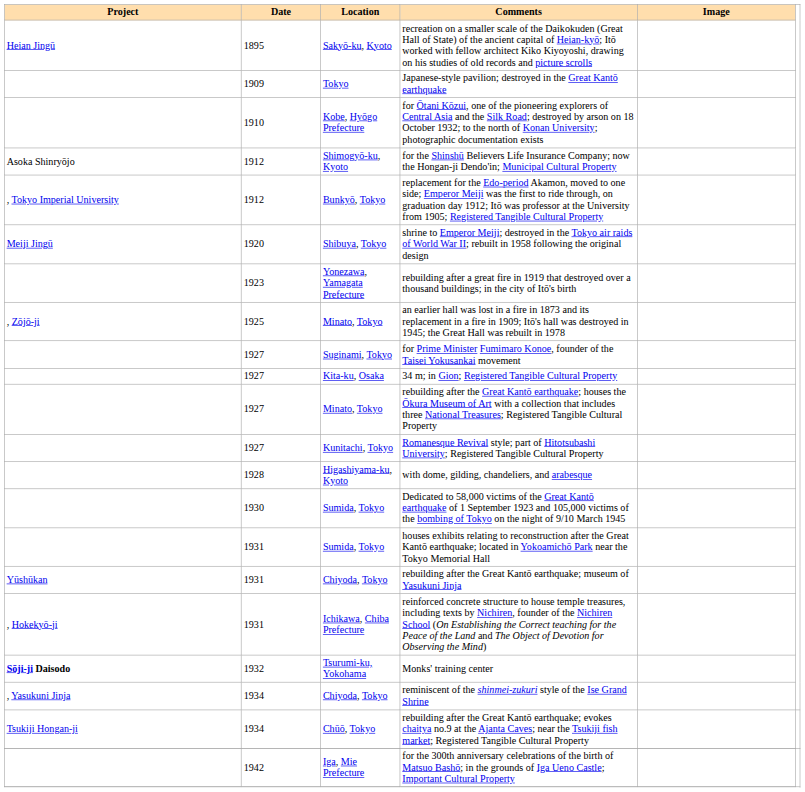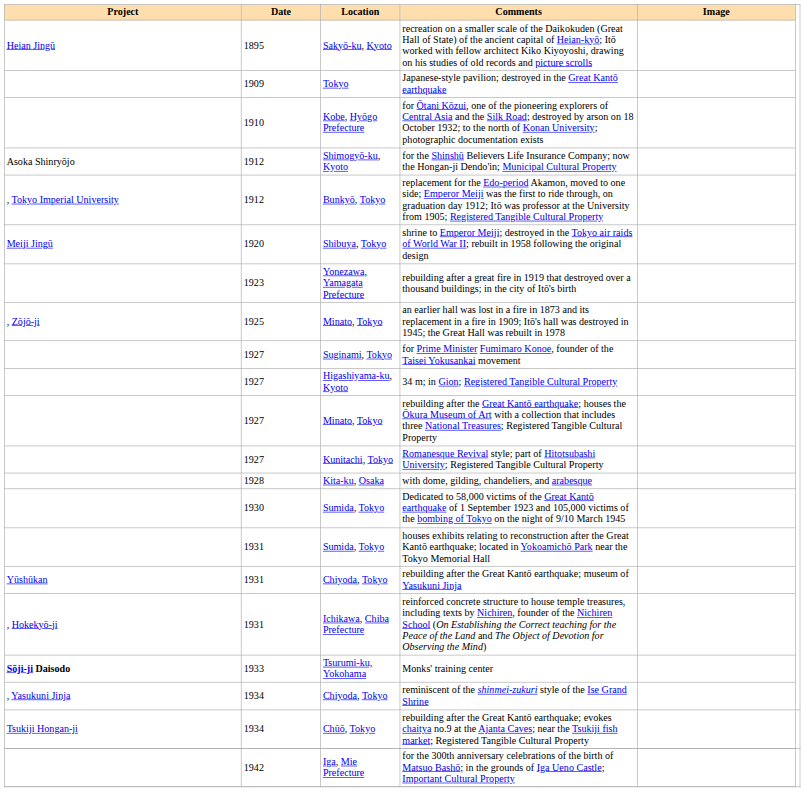(353, 376) Kita-ku, Osaka -> (357, 382) Higashiyama-ku, Kyoto
(357, 475) Higashiyama-ku, Kyoto -> (353, 481) Kita-ku, Osaka
(254, 668) 1932 -> (254, 668) 1933
